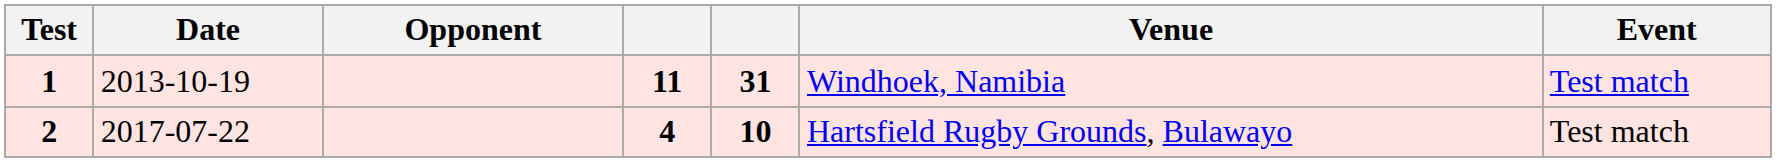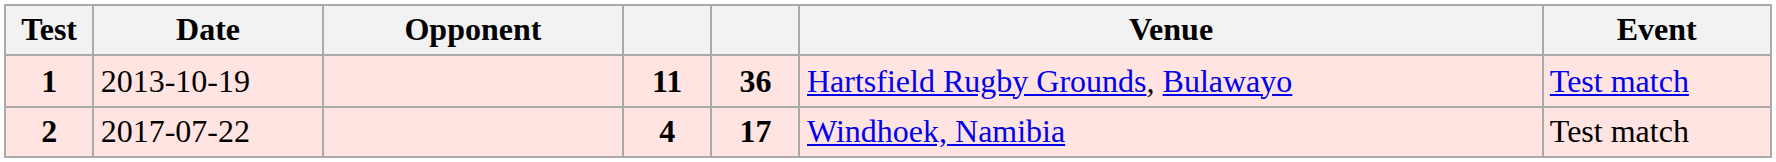(755, 80) 31 -> (755, 80) 36
(936, 80) Windhoek, Namibia -> (1050, 80) Hartsfield Rugby Grounds, Bulawayo
(755, 131) 10 -> (755, 131) 17
(1050, 131) Hartsfield Rugby Grounds, Bulawayo -> (936, 131) Windhoek, Namibia
